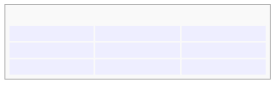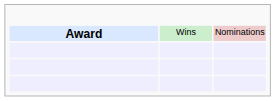+ row: (84, 33)
